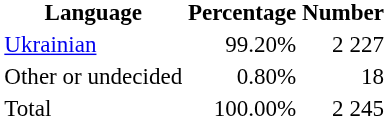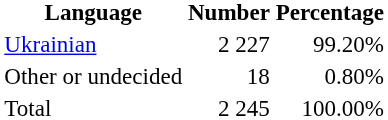columns swapped: (343, 13) <-> (242, 13)
